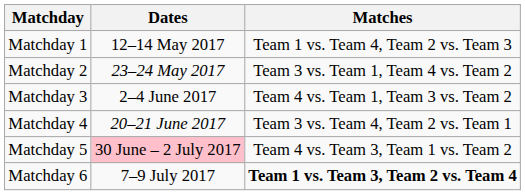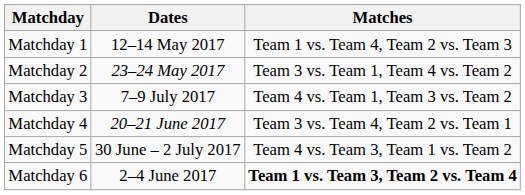(168, 96) 2–4 June 2017 -> (168, 96) 7–9 July 2017
(168, 149) pink background -> (168, 149) no background
(168, 176) 7–9 July 2017 -> (168, 176) 2–4 June 2017
